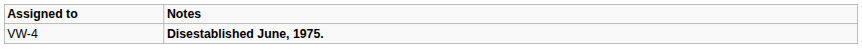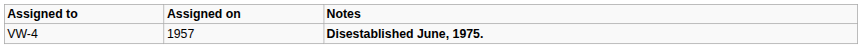+ column: (204, 14)
